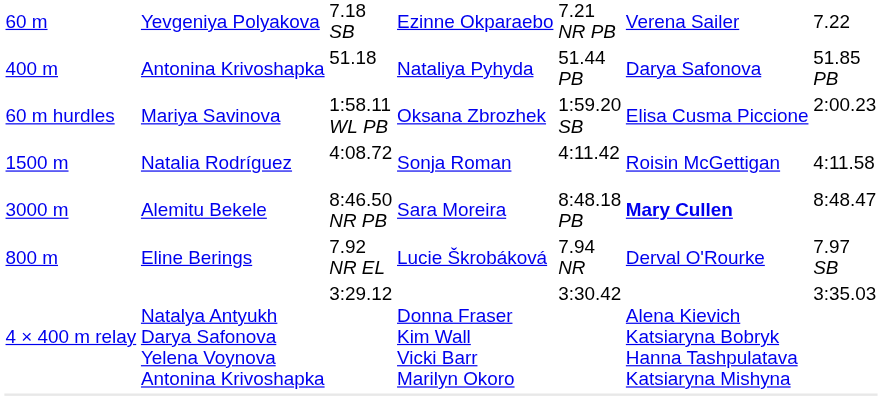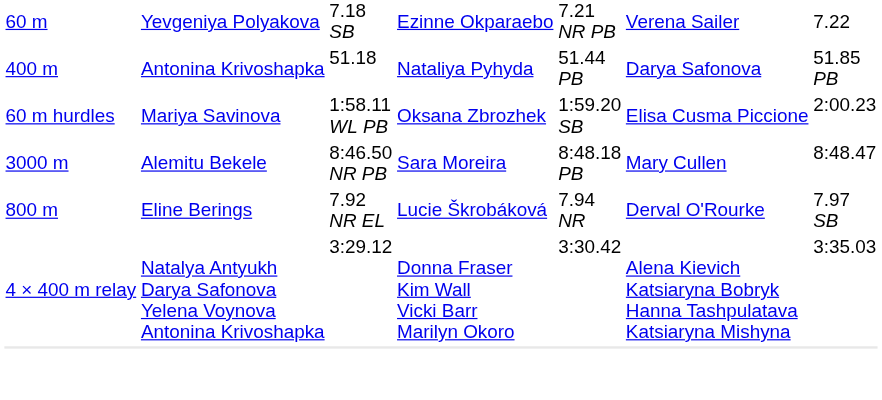- row: (216, 163)
(679, 210) bold -> (676, 163) normal
